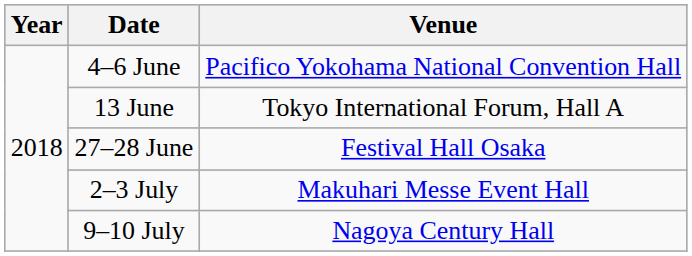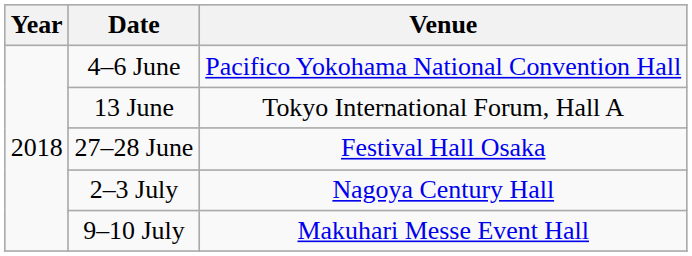(443, 189) Makuhari Messe Event Hall -> (443, 189) Nagoya Century Hall
(443, 230) Nagoya Century Hall -> (443, 230) Makuhari Messe Event Hall
